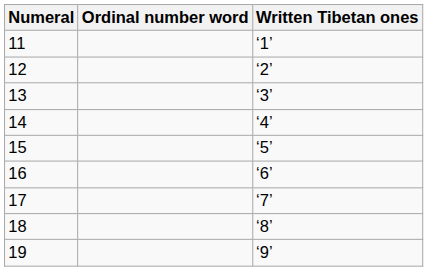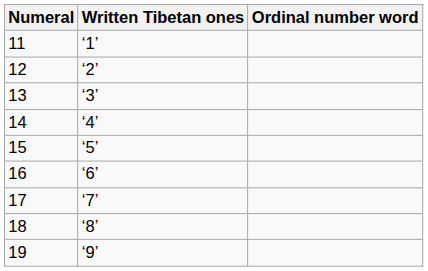columns swapped: (165, 17) <-> (337, 17)
